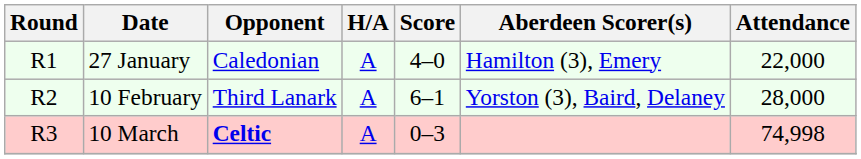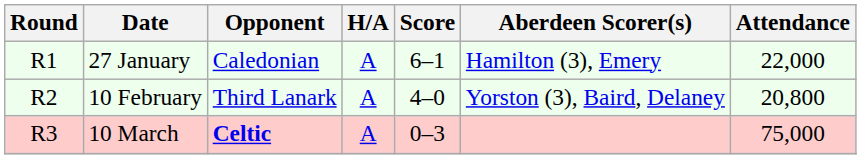(427, 60) 4–0 -> (427, 60) 6–1
(427, 97) 6–1 -> (427, 97) 4–0
(793, 97) 28,000 -> (793, 97) 20,800
(793, 134) 74,998 -> (793, 134) 75,000
